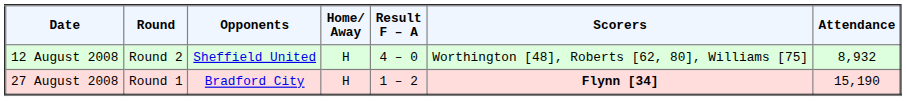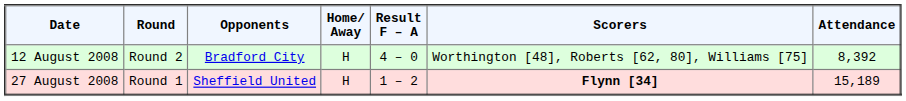(255, 57) Sheffield United -> (255, 57) Bradford City
(857, 57) 8,932 -> (857, 57) 8,392
(255, 82) Bradford City -> (255, 82) Sheffield United
(857, 82) 15,190 -> (857, 82) 15,189
